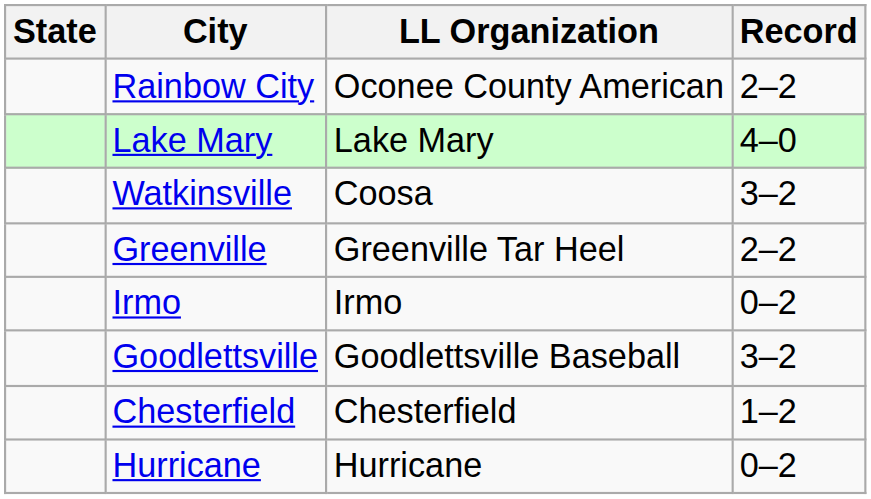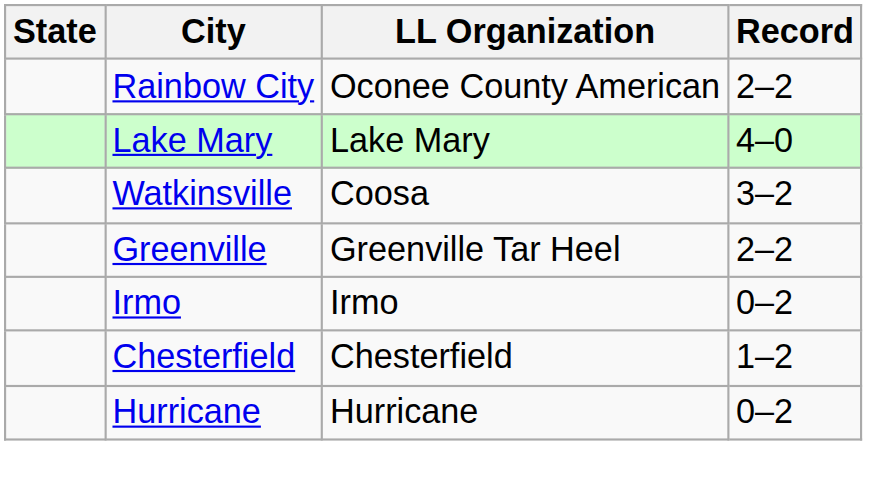- row: (215, 357)
